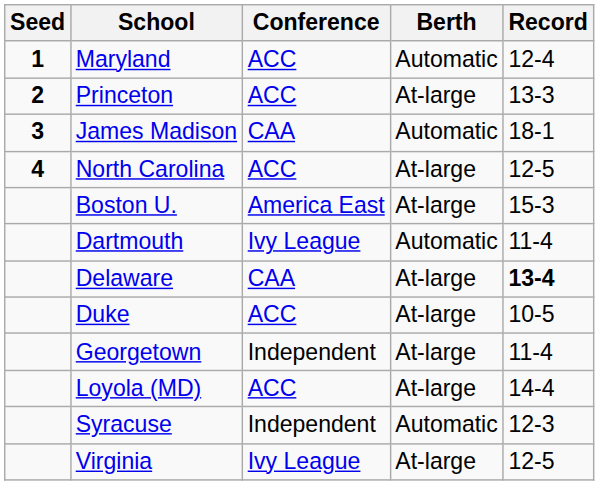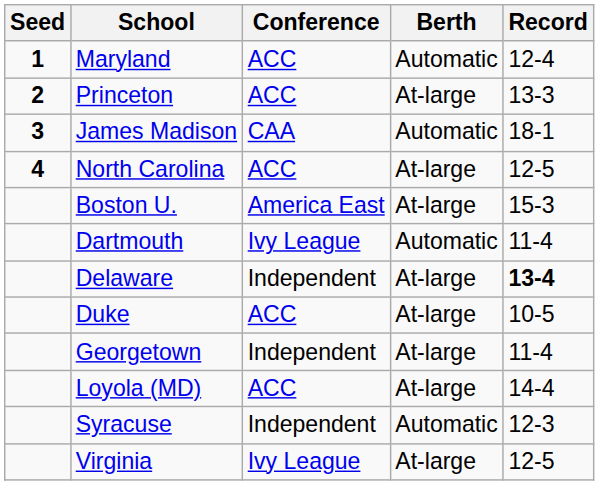(271, 278) CAA -> (312, 278) Independent
